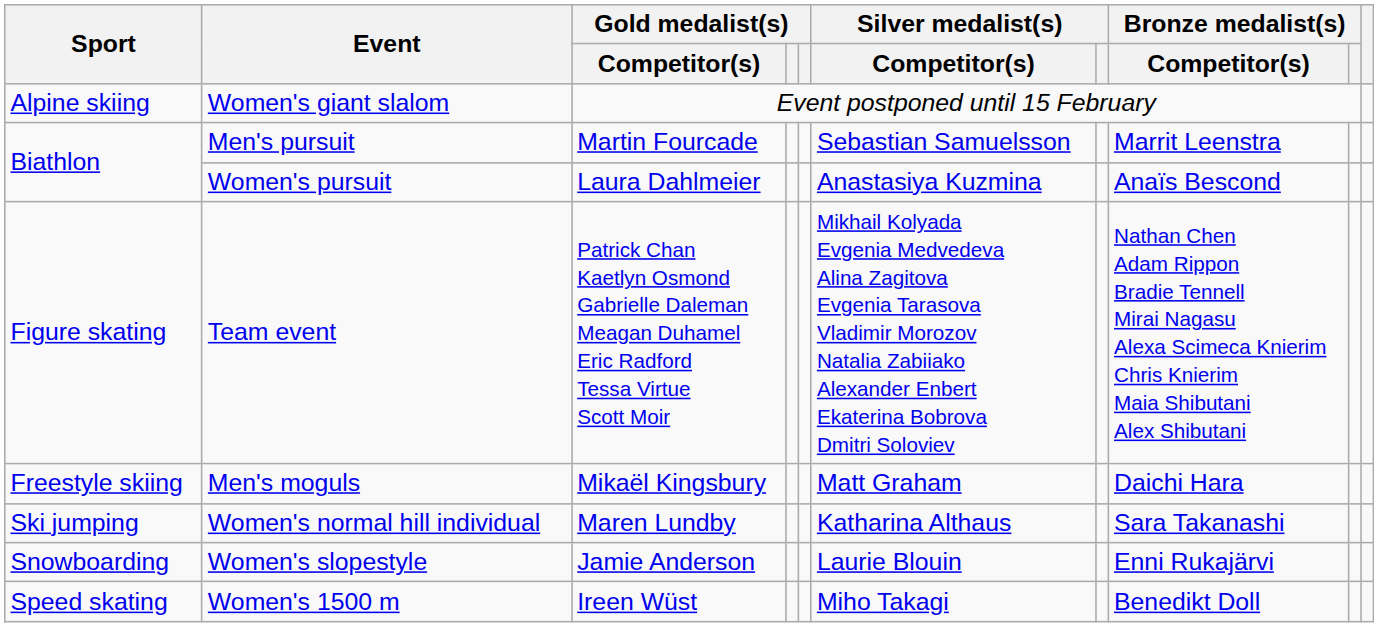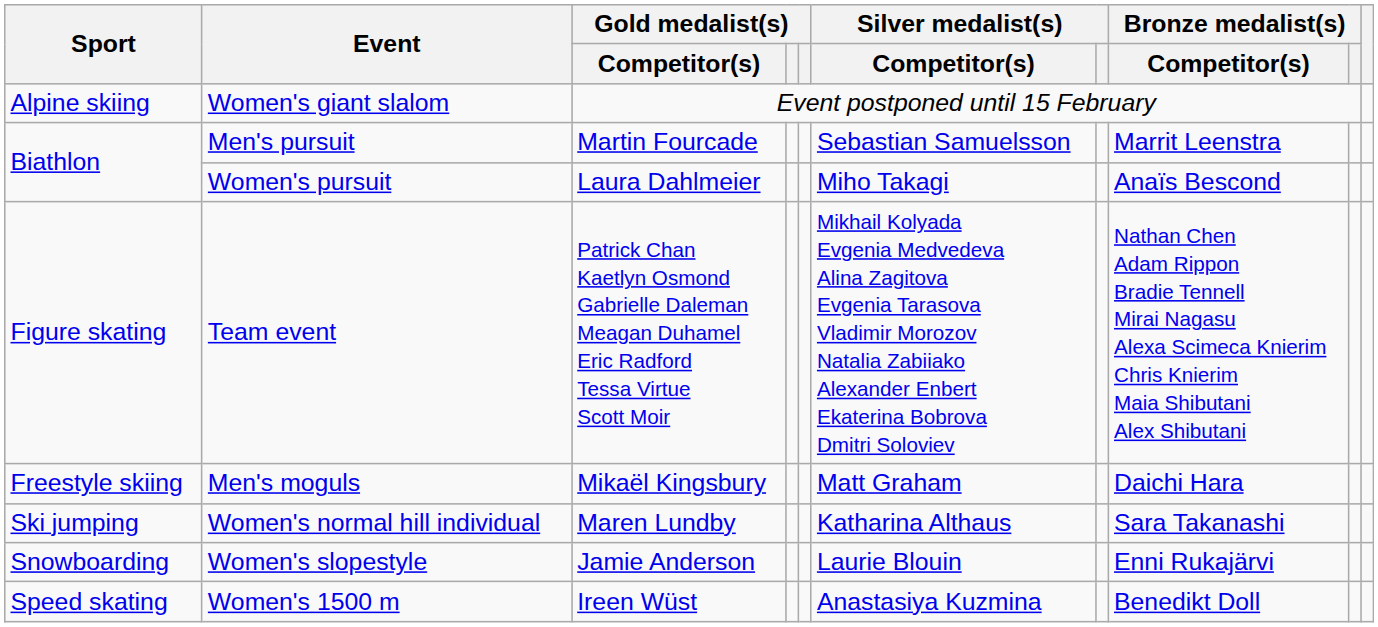(929, 181) Anastasiya Kuzmina -> (883, 181) Miho Takagi
(883, 601) Miho Takagi -> (929, 601) Anastasiya Kuzmina
